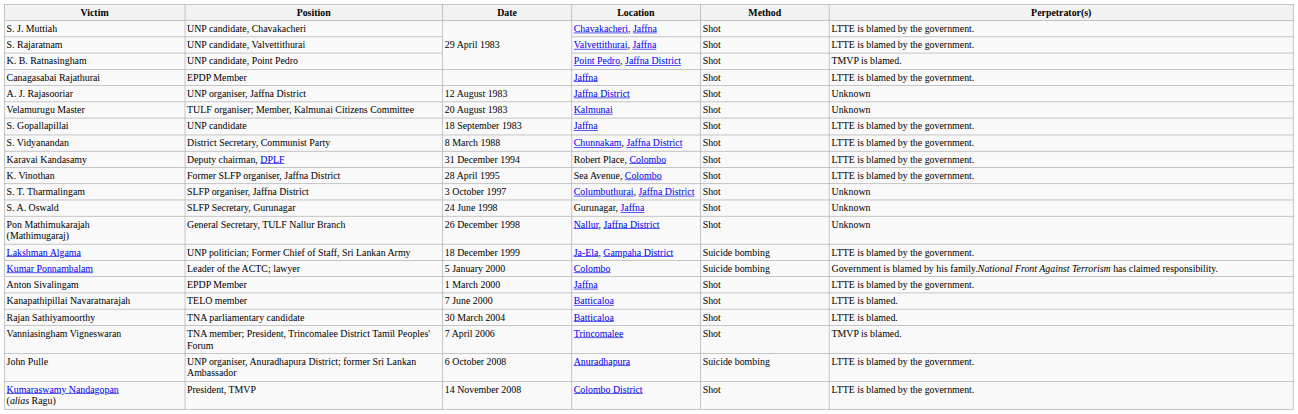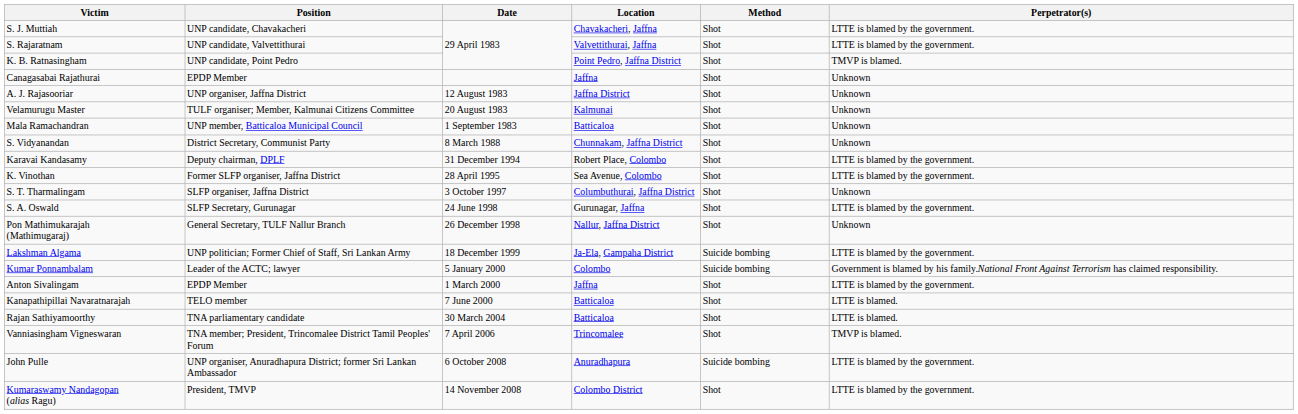(903, 77) LTTE is blamed by the government. -> (851, 77) Unknown
+ row: (48, 126)
- row: (38, 126)
(903, 143) LTTE is blamed by the government. -> (851, 143) Unknown
(851, 208) Unknown -> (903, 208) LTTE is blamed by the government.
